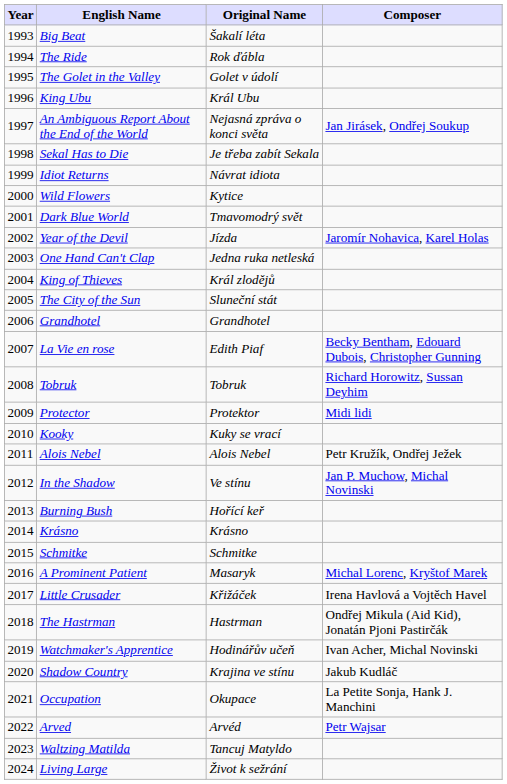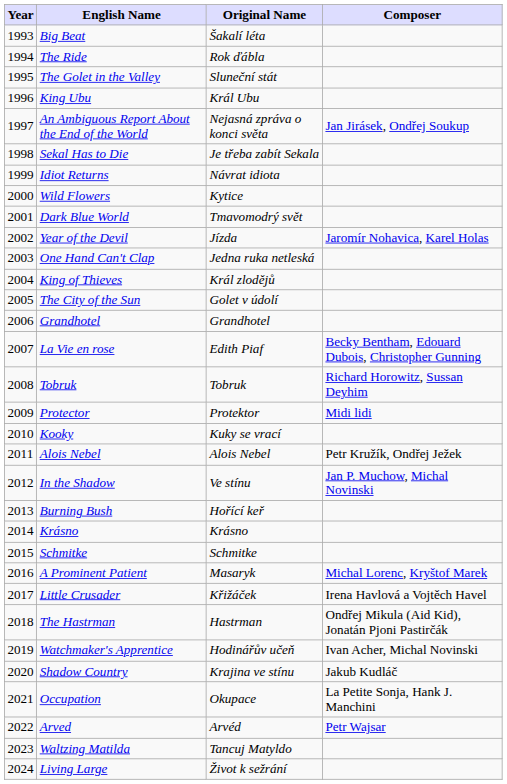(244, 77) Golet v údolí -> (243, 77) Sluneční stát
(243, 300) Sluneční stát -> (244, 300) Golet v údolí
